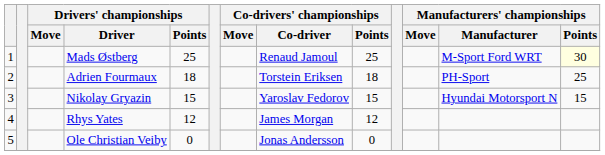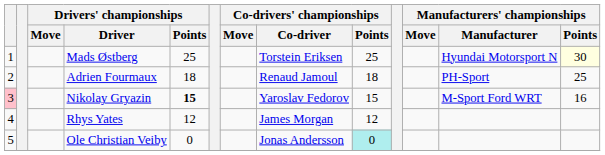(298, 56) Renaud Jamoul -> (301, 56) Torstein Eriksen
(492, 56) M-Sport Ford WRT -> (499, 56) Hyundai Motorsport N
(301, 77) Torstein Eriksen -> (298, 77) Renaud Jamoul
(11, 97) no background -> (11, 97) pink background
(190, 97) normal -> (190, 97) bold
(499, 97) Hyundai Motorsport N -> (492, 97) M-Sport Ford WRT
(580, 97) 15 -> (580, 97) 16
(372, 139) no background -> (372, 139) paleturquoise background
